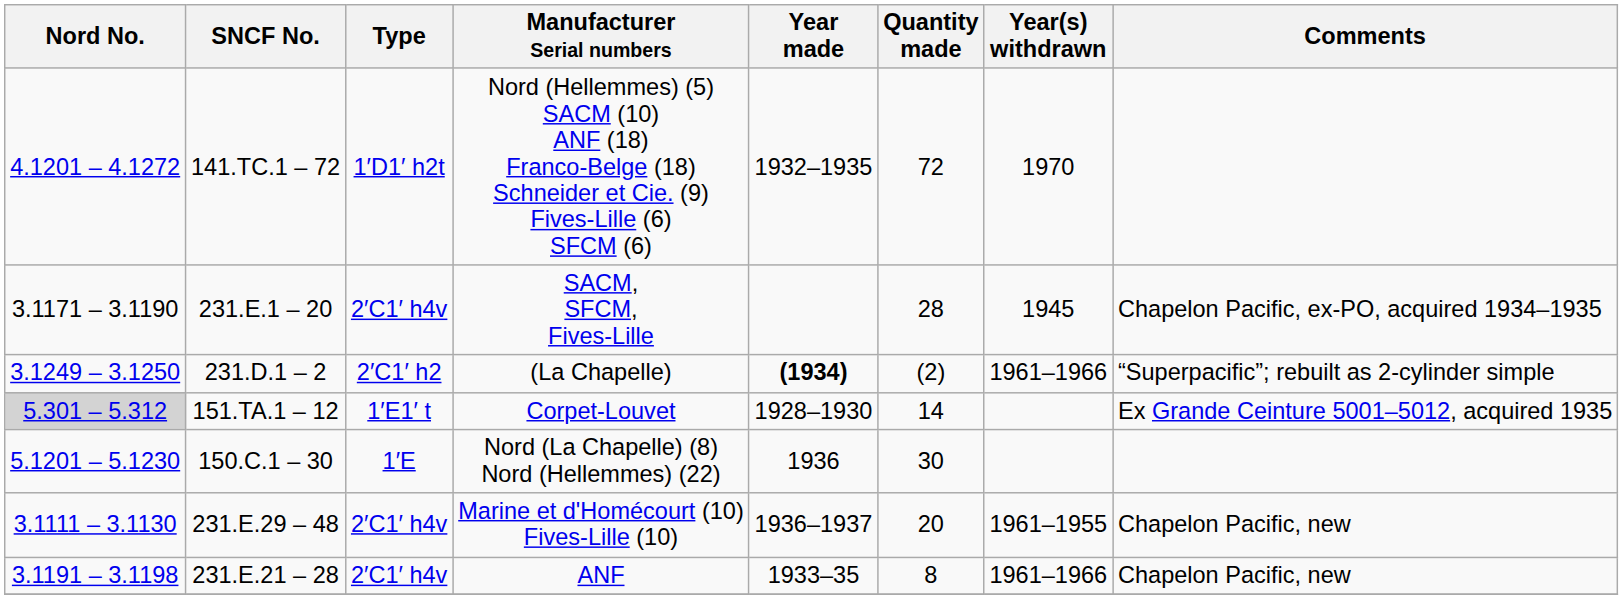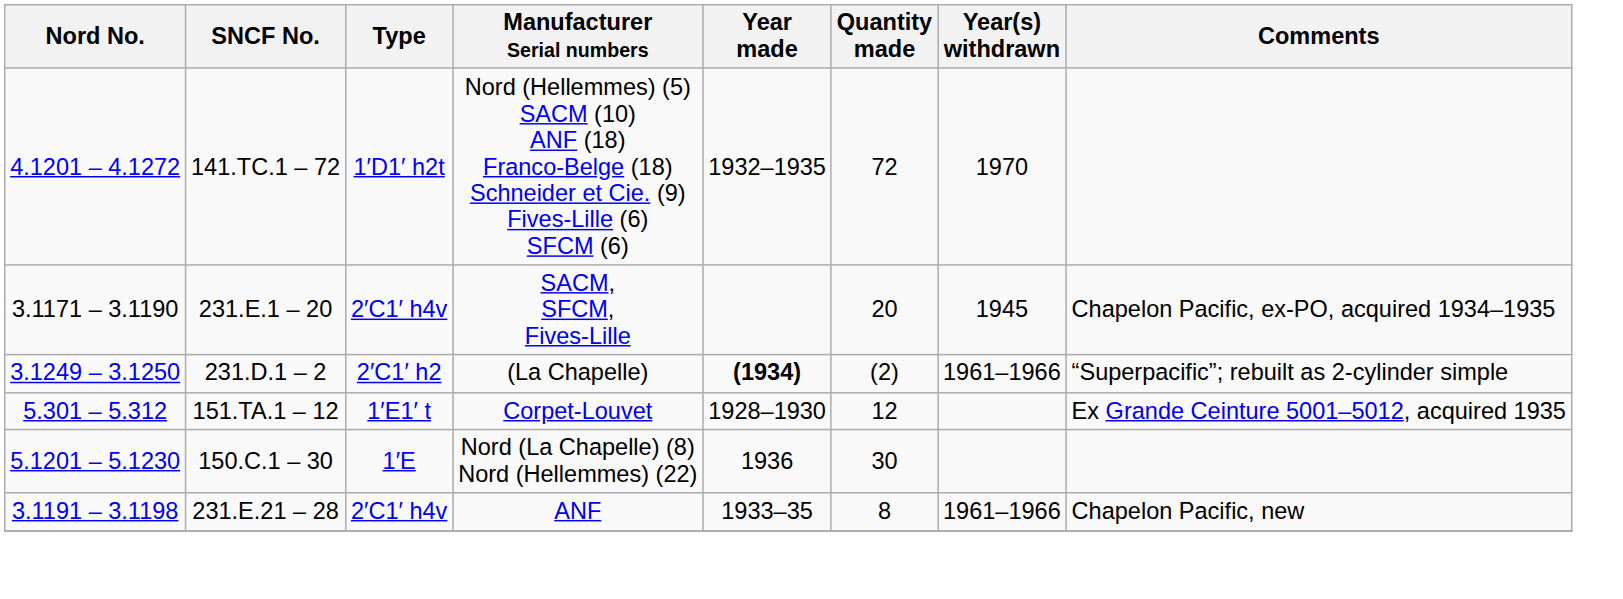(931, 309) 28 -> (884, 309) 20
(95, 410) lightgrey background -> (95, 410) no background
(931, 410) 14 -> (884, 410) 12
- row: (601, 524)
